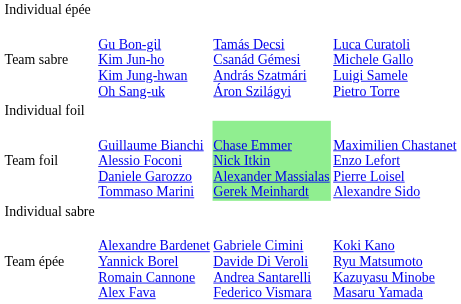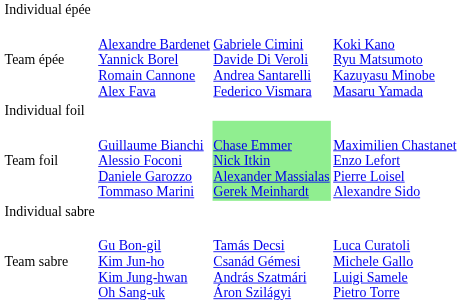rows swapped: (34, 261) <-> (36, 59)
